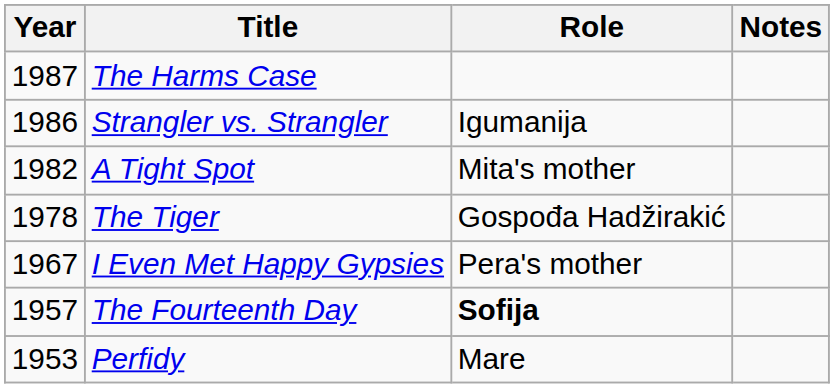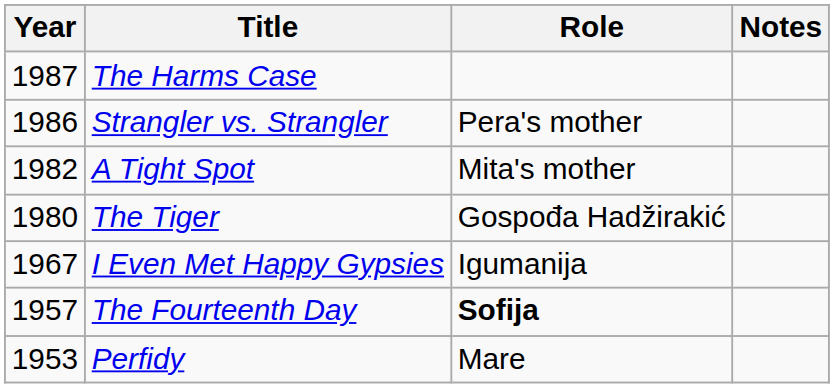(522, 122) Igumanija -> (550, 122) Pera's mother
(45, 216) 1978 -> (45, 216) 1980
(550, 264) Pera's mother -> (522, 264) Igumanija
